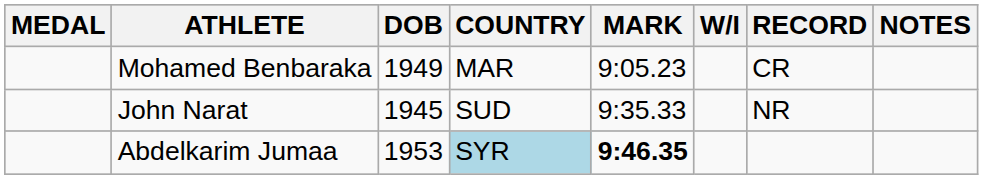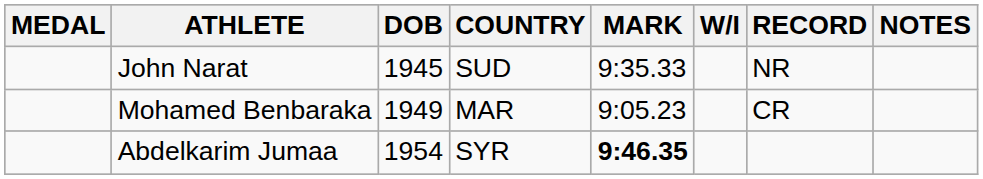rows swapped: (245, 67) <-> (183, 109)
(413, 151) 1953 -> (413, 151) 1954
(482, 151) lightblue background -> (482, 151) no background
